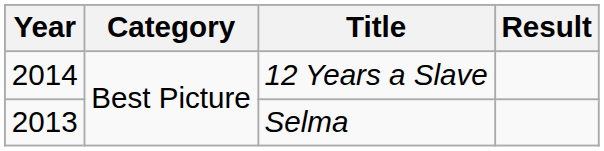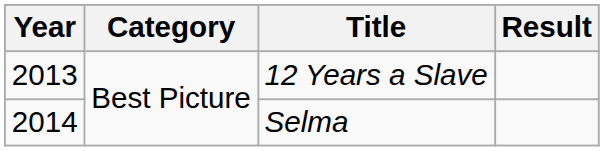(45, 74) 2014 -> (45, 74) 2013
(45, 121) 2013 -> (45, 121) 2014
